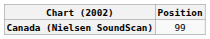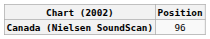(180, 27) 99 -> (180, 27) 96
